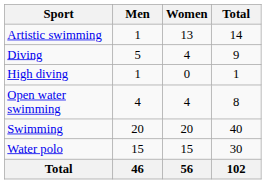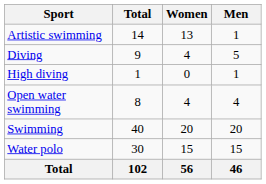columns swapped: (138, 14) <-> (236, 14)
